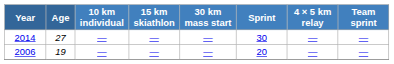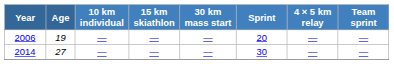rows swapped: (25, 52) <-> (25, 37)
